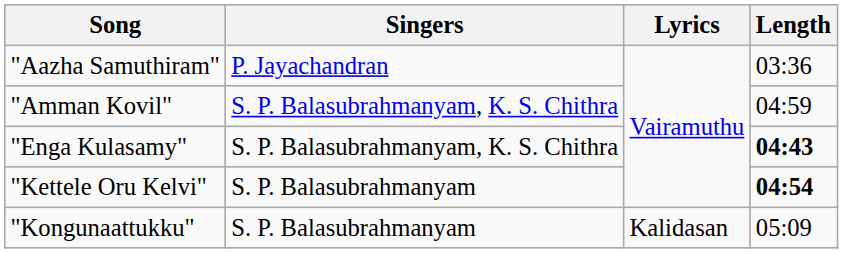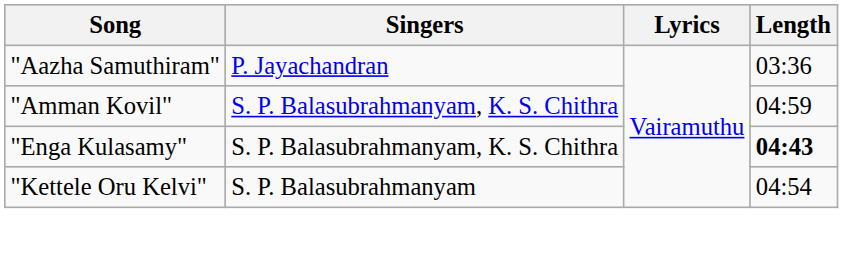(785, 187) bold -> (784, 187) normal
- row: (103, 227)
